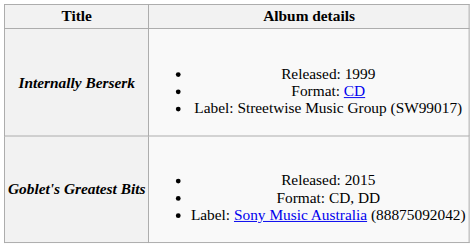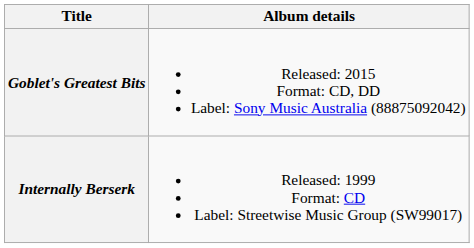rows swapped: (77, 82) <-> (77, 189)
